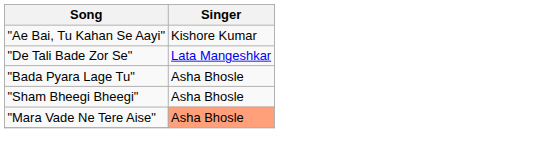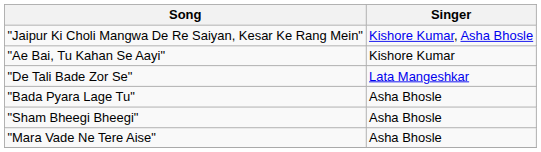+ row: (185, 36)
(207, 117) lightsalmon background -> (405, 138) no background
